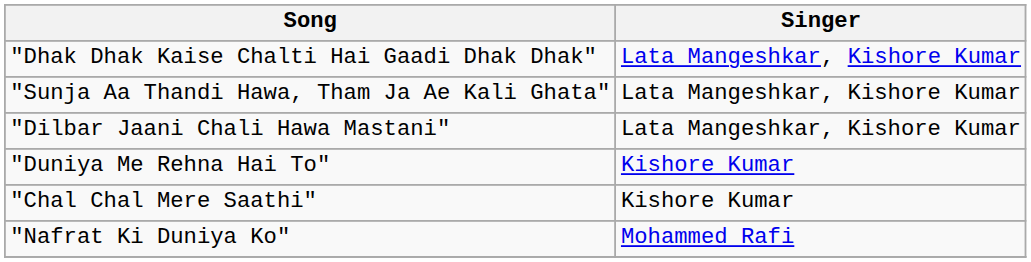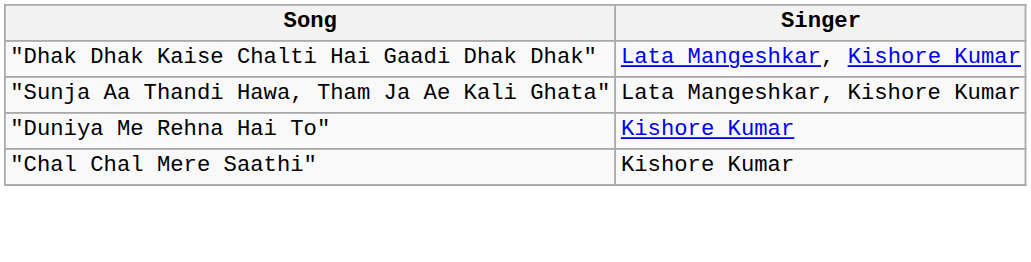- row: (230, 131)
- row: (150, 239)
